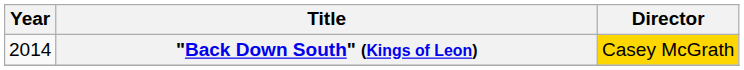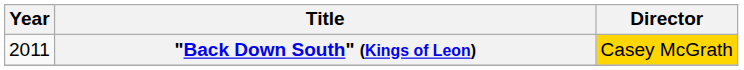(30, 49) 2014 -> (29, 49) 2011
